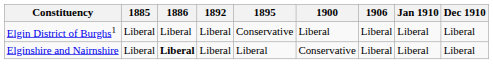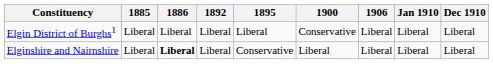(265, 31) Conservative -> (252, 31) Liberal
(314, 31) Liberal -> (327, 31) Conservative
(252, 50) Liberal -> (265, 50) Conservative
(327, 50) Conservative -> (314, 50) Liberal
